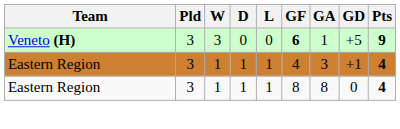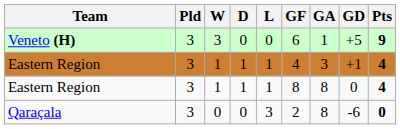(296, 40) bold -> (296, 40) normal
+ row: (35, 111)
